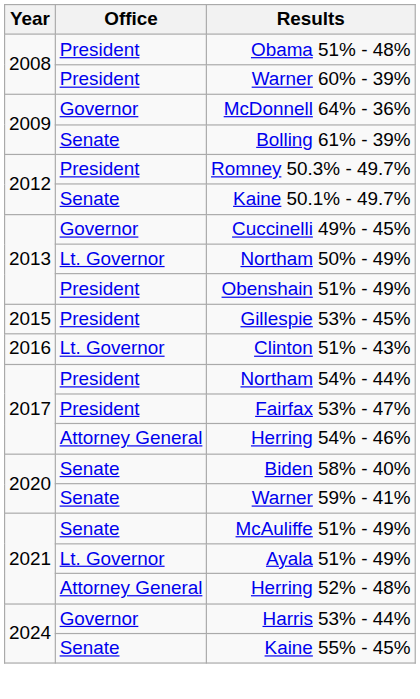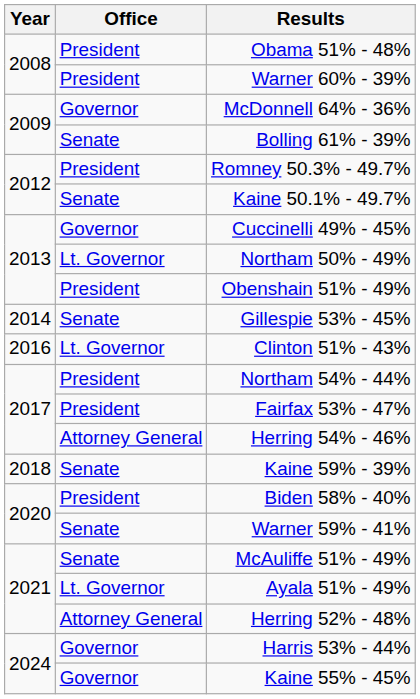(30, 318) 2015 -> (30, 318) 2014
(100, 318) President -> (90, 318) Senate
+ row: (338, 468)
(90, 468) Senate -> (100, 498) President
(90, 648) Senate -> (99, 678) Governor
